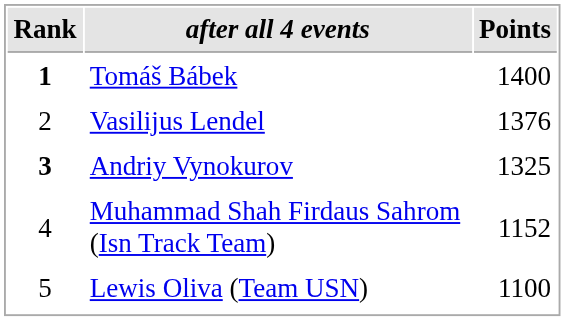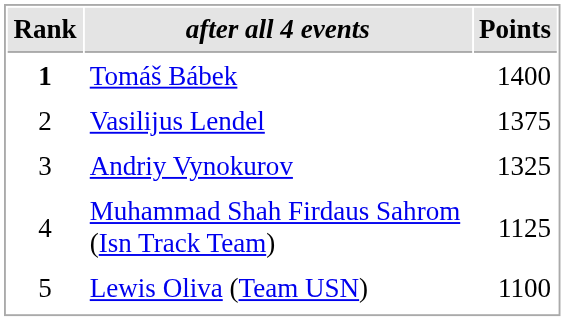(524, 121) 1376 -> (524, 121) 1375
(45, 166) bold -> (45, 166) normal
(525, 227) 1152 -> (525, 227) 1125
